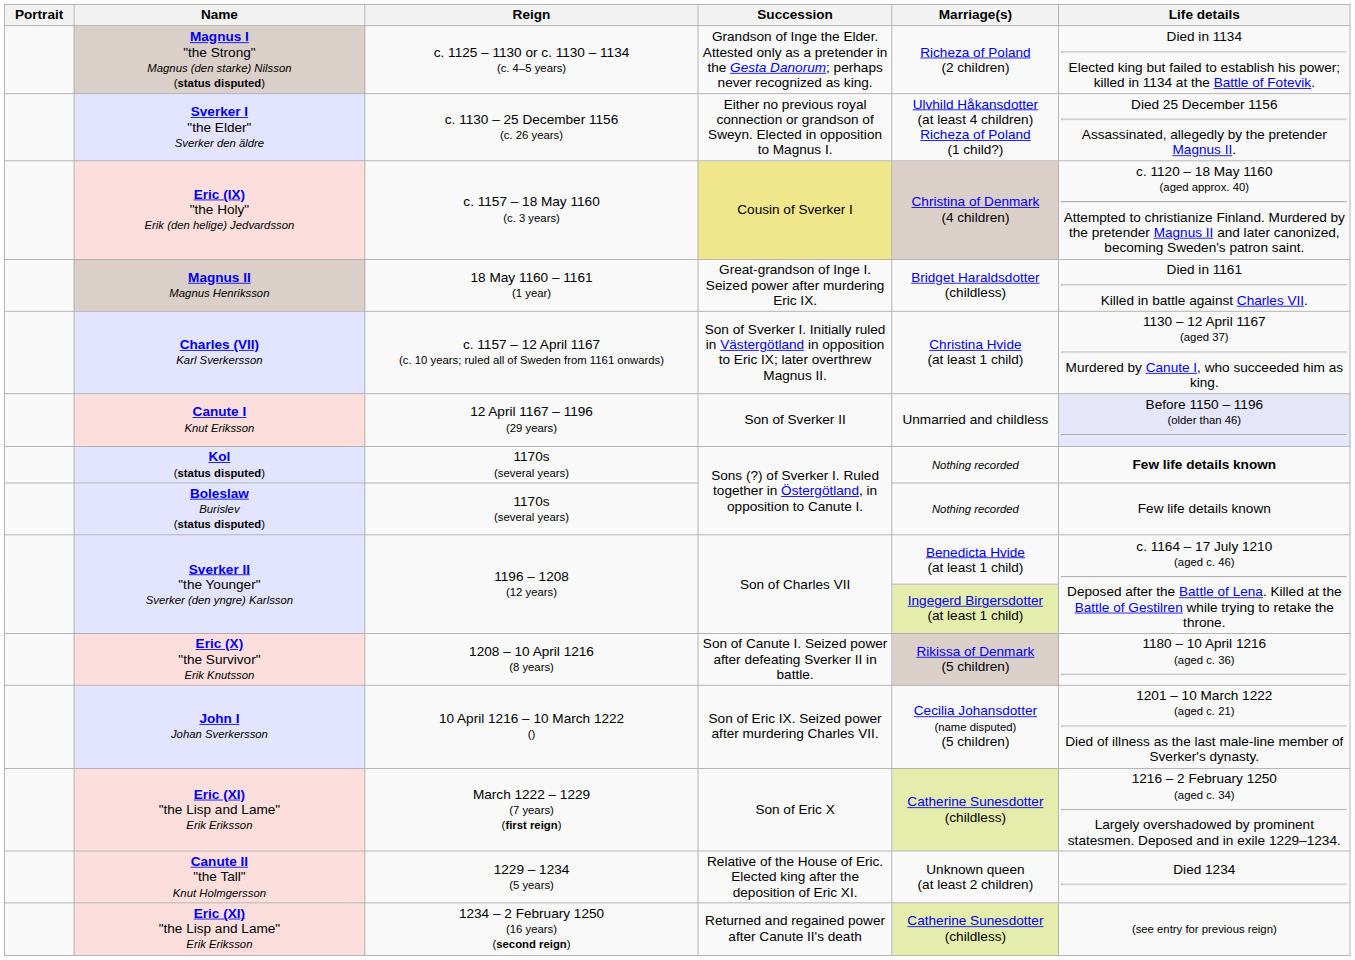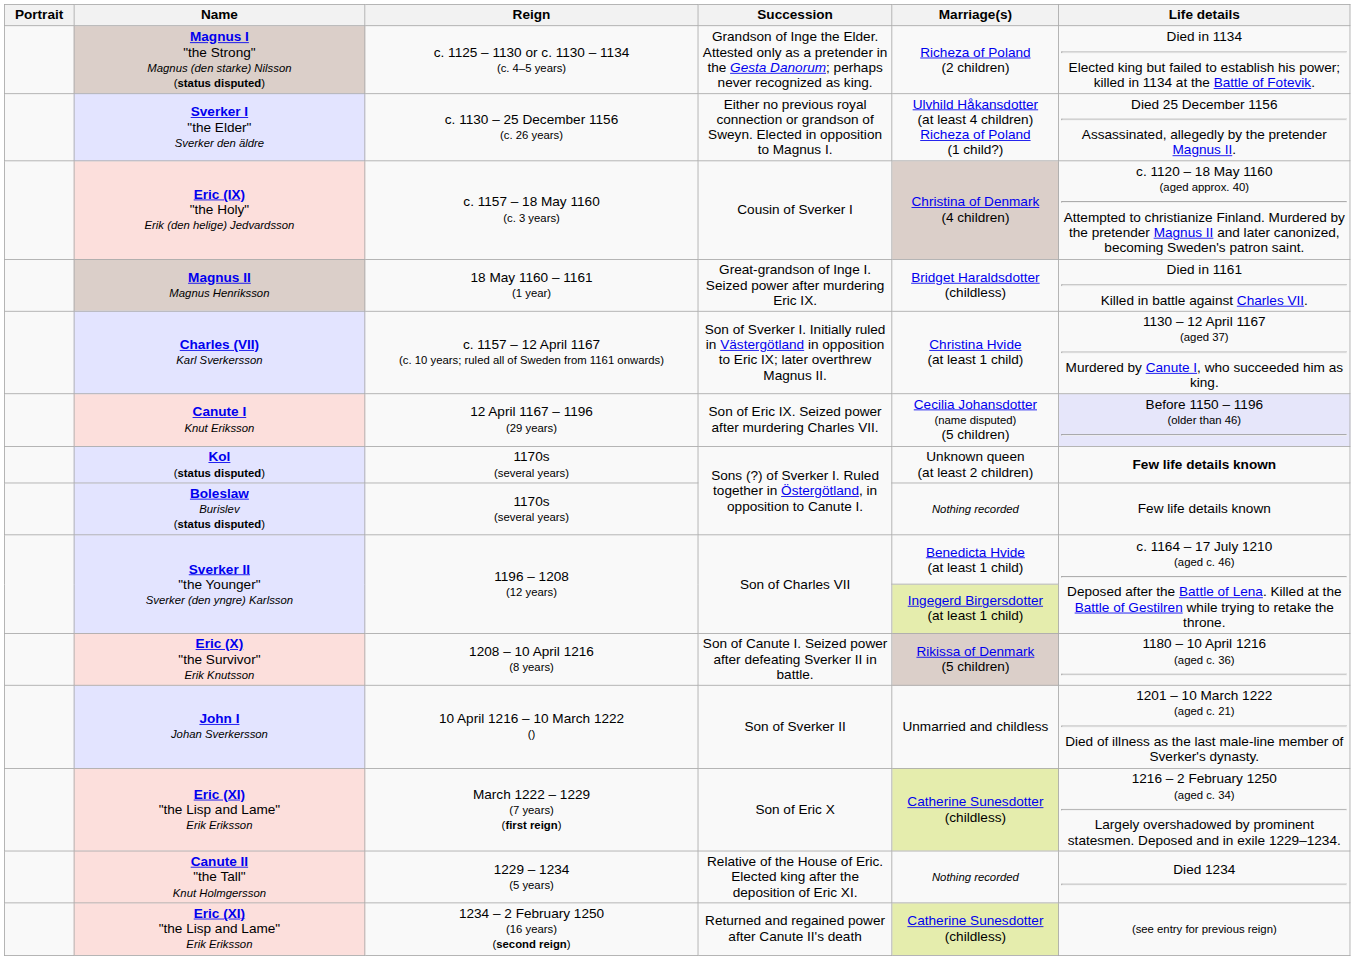(795, 210) khaki background -> (795, 210) no background
(795, 420) Son of Sverker II -> (795, 420) Son of Eric IX. Seized power after murdering Charles VII.
(975, 420) Unmarried and childless -> (975, 420) Cecilia Johansdotter (name disputed) (5 children)
(975, 464) Nothing recorded -> (975, 464) Unknown queen (at least 2 children)
(795, 726) Son of Eric IX. Seized power after murdering Charles VII. -> (795, 726) Son of Sverker II
(975, 726) Cecilia Johansdotter (name disputed) (5 children) -> (975, 726) Unmarried and childless
(975, 877) Unknown queen (at least 2 children) -> (975, 877) Nothing recorded
